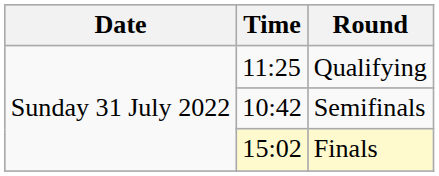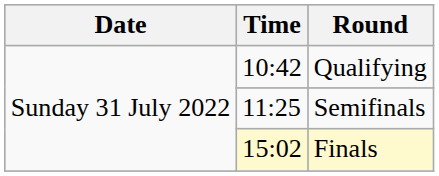(272, 66) 11:25 -> (272, 66) 10:42
(272, 107) 10:42 -> (272, 107) 11:25
